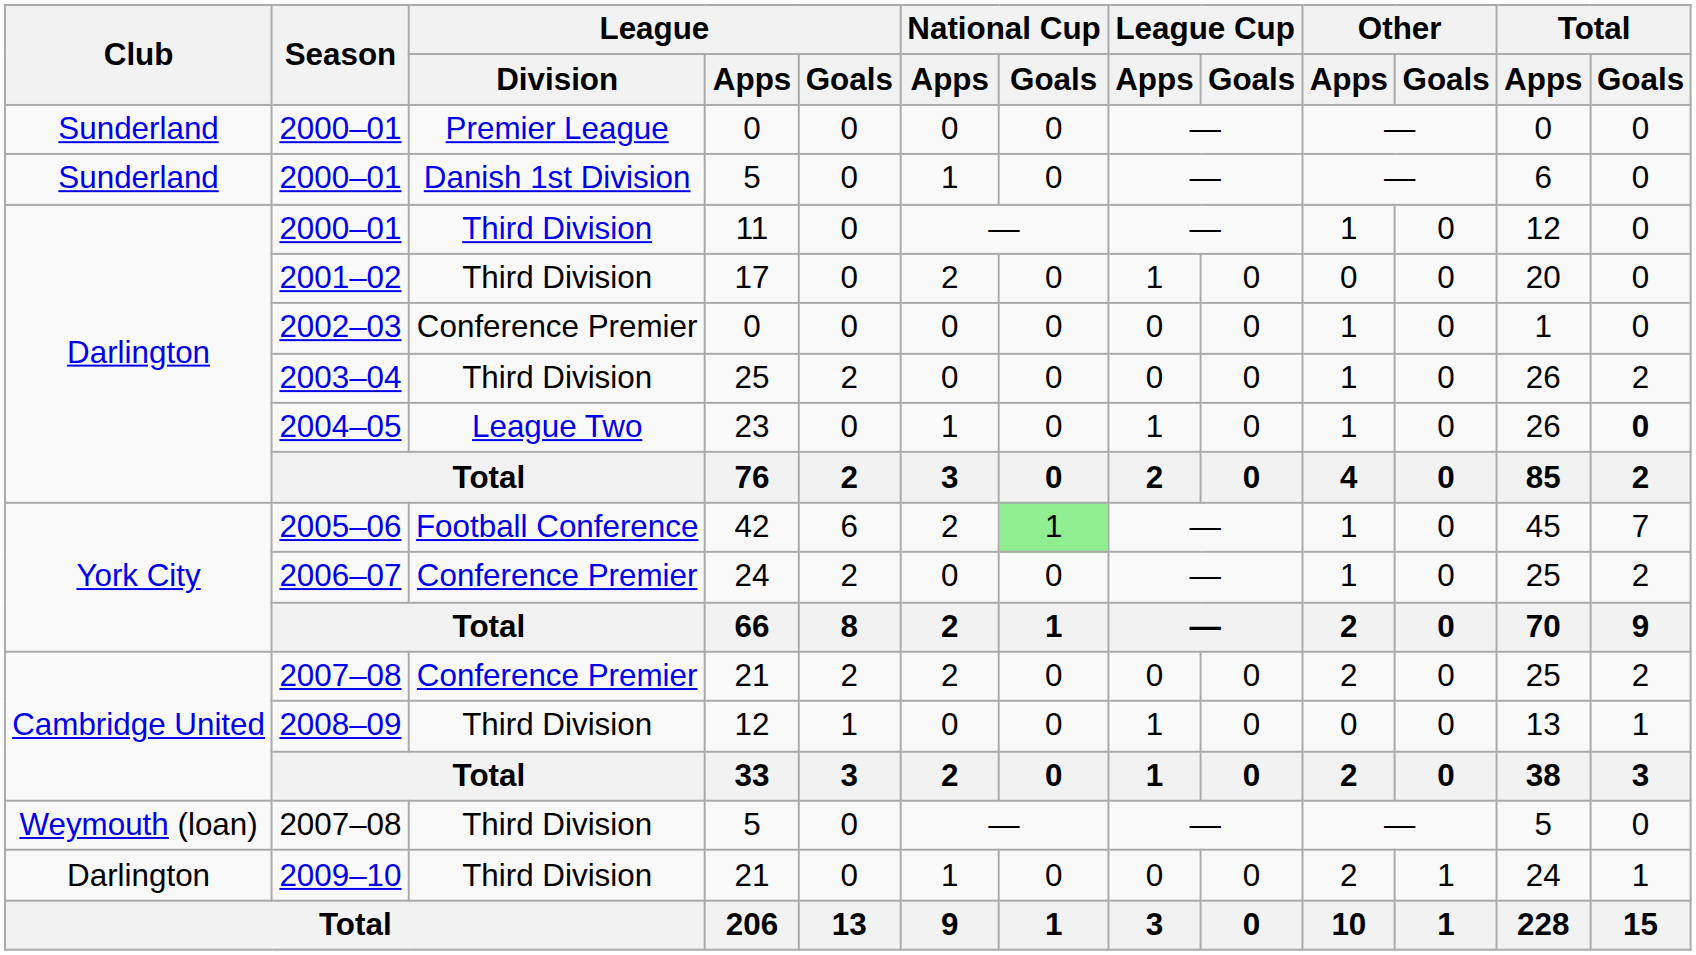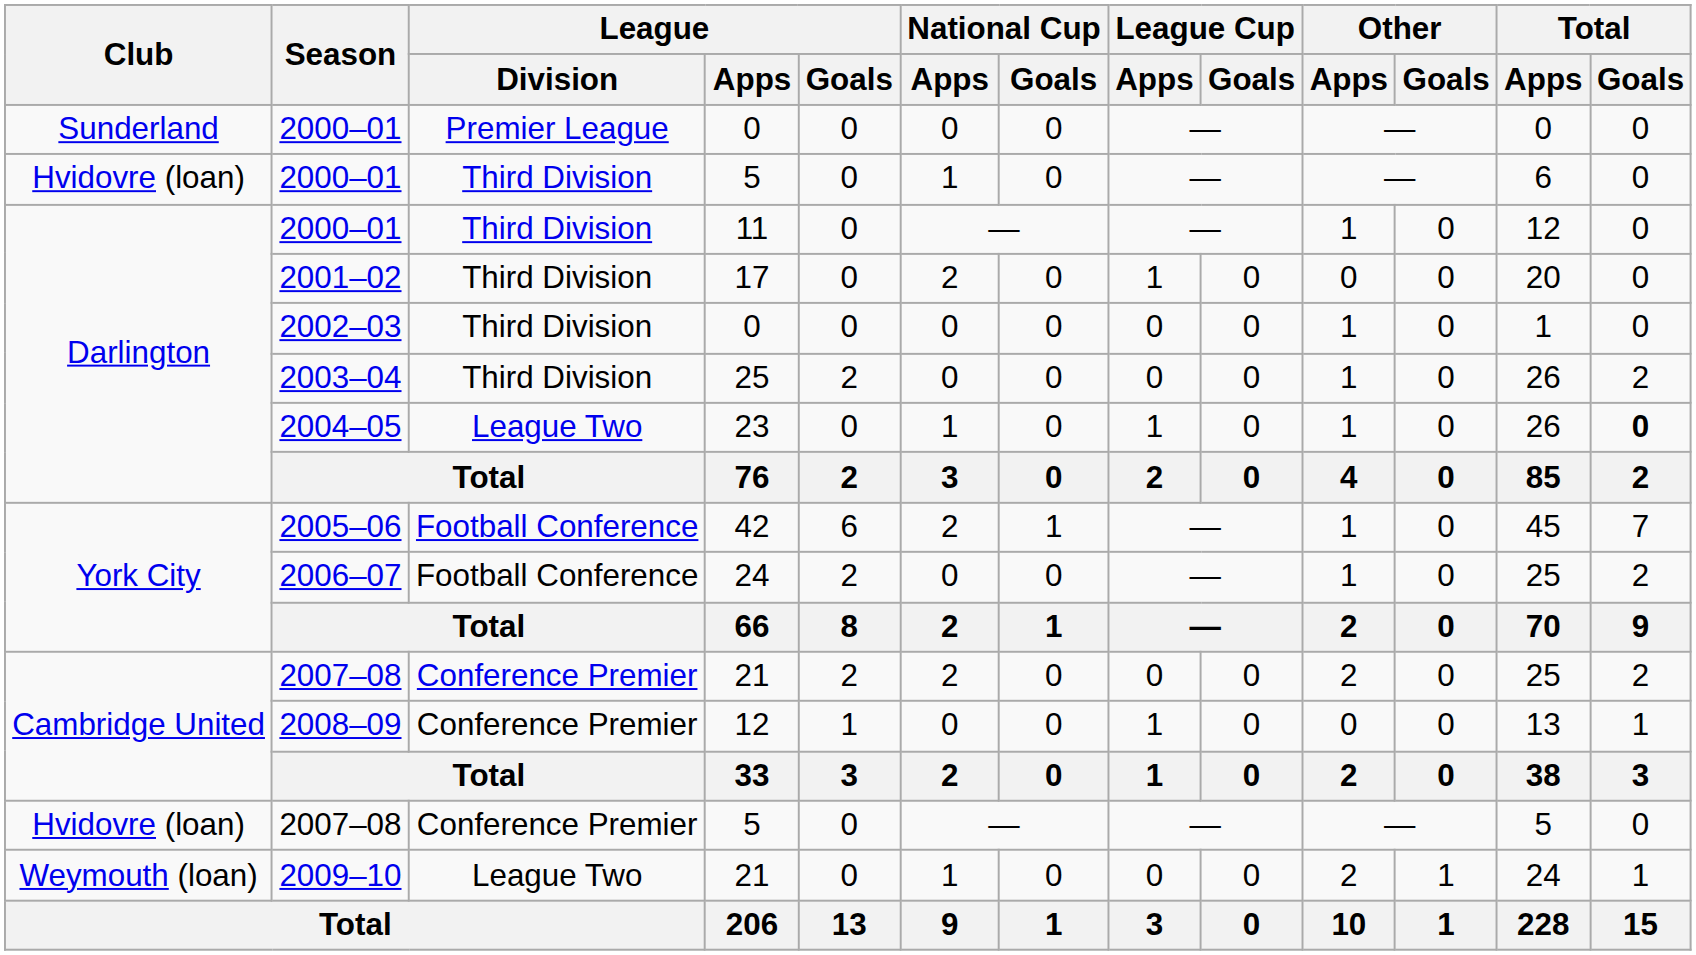(139, 178) Sunderland -> (139, 178) Hvidovre (loan)
(557, 178) Danish 1st Division -> (557, 178) Third Division
(557, 327) Conference Premier -> (557, 327) Third Division
(1054, 526) lightgreen background -> (1054, 526) no background
(557, 576) Conference Premier -> (557, 576) Football Conference
(557, 725) Third Division -> (557, 725) Conference Premier
(139, 825) Weymouth (loan) -> (139, 825) Hvidovre (loan)
(557, 825) Third Division -> (557, 825) Conference Premier
(139, 874) Darlington -> (139, 874) Weymouth (loan)
(557, 874) Third Division -> (557, 874) League Two
